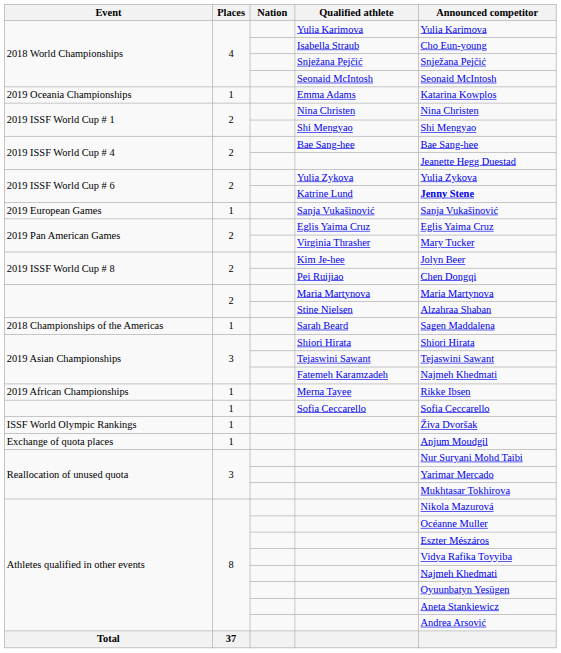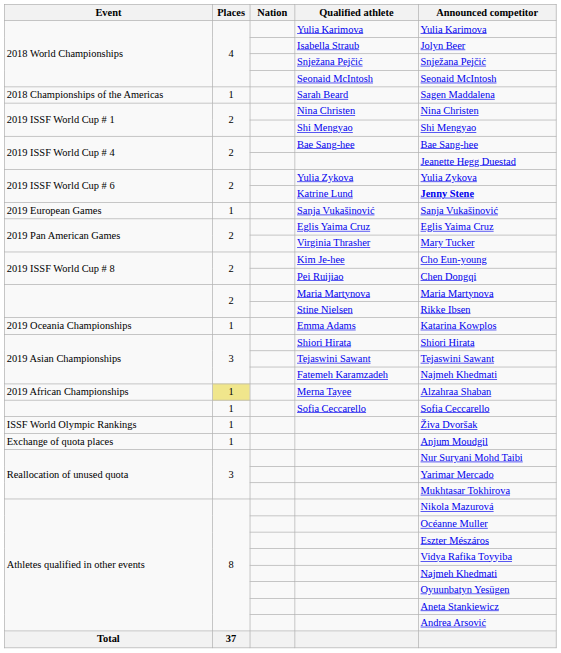(454, 45) Cho Eun-young -> (443, 45) Jolyn Beer
rows swapped: (85, 326) <-> (69, 95)
(443, 260) Jolyn Beer -> (454, 260) Cho Eun-young
(456, 309) Alzahraa Shaban -> (446, 309) Rikke Ibsen
(231, 392) no background -> (231, 392) khaki background
(446, 392) Rikke Ibsen -> (456, 392) Alzahraa Shaban
